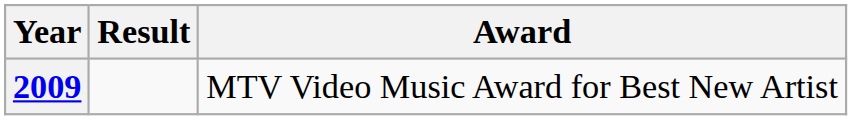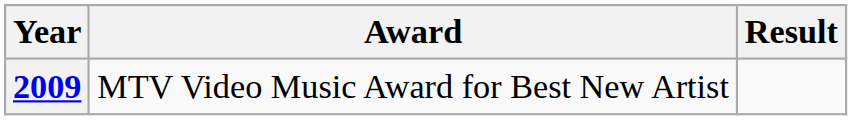columns swapped: (522, 31) <-> (144, 31)
